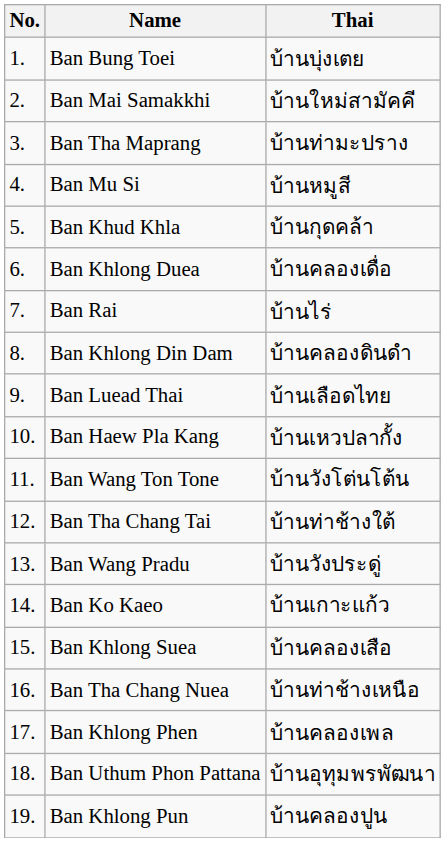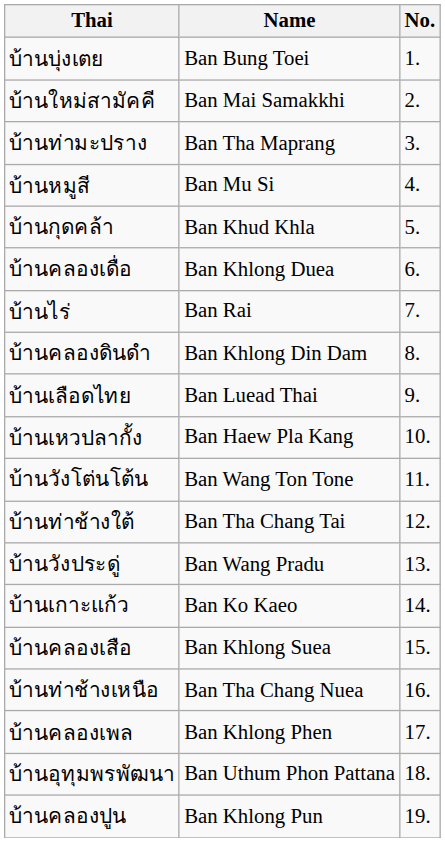columns swapped: (25, 20) <-> (353, 20)
